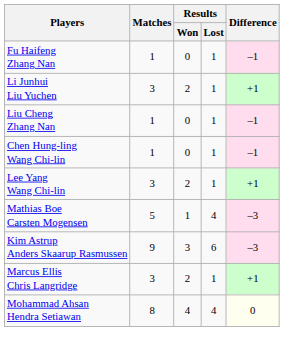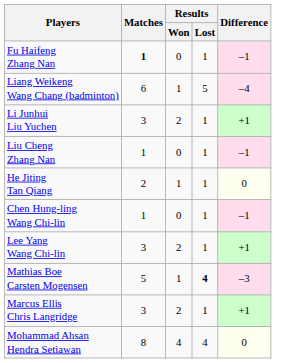(152, 57) normal -> (143, 57) bold
+ row: (63, 88)
+ row: (30, 183)
(214, 215) normal -> (205, 279) bold
- row: (67, 247)
